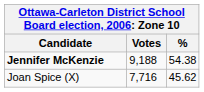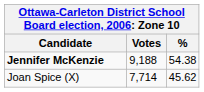(143, 78) 7,716 -> (143, 78) 7,714
